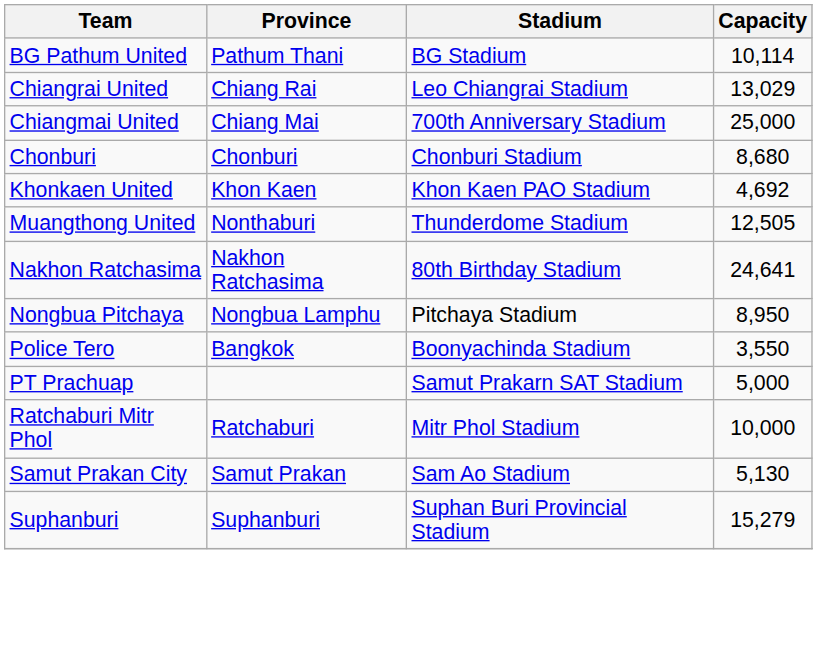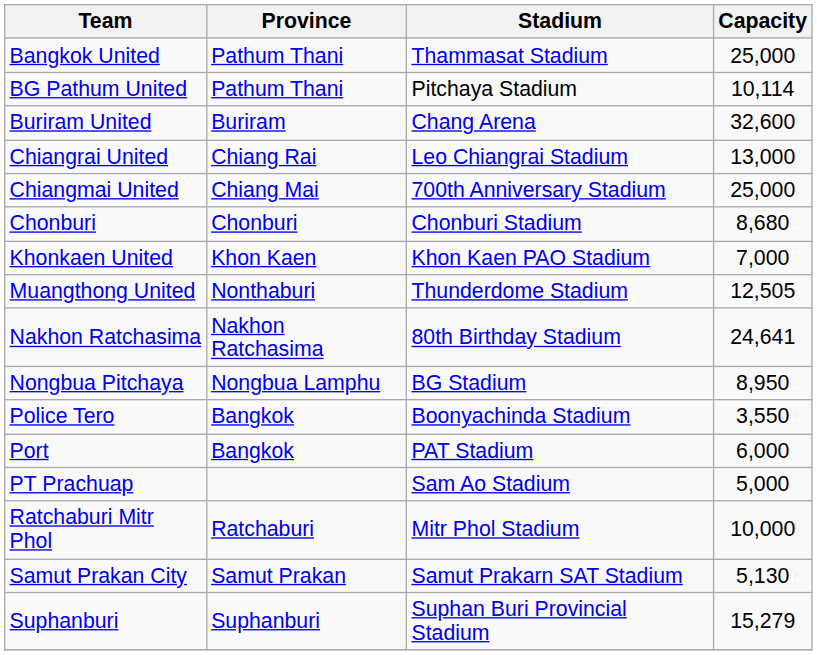+ row: (85, 55)
(469, 55) BG Stadium -> (494, 88) Pitchaya Stadium
+ row: (81, 122)
(763, 88) 13,029 -> (763, 156) 13,000
(763, 190) 4,692 -> (763, 257) 7,000
(494, 315) Pitchaya Stadium -> (469, 382) BG Stadium
+ row: (29, 450)
(547, 382) Samut Prakarn SAT Stadium -> (491, 484) Sam Ao Stadium
(491, 474) Sam Ao Stadium -> (547, 575) Samut Prakarn SAT Stadium
